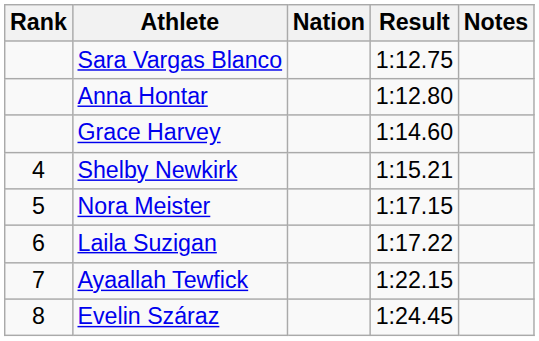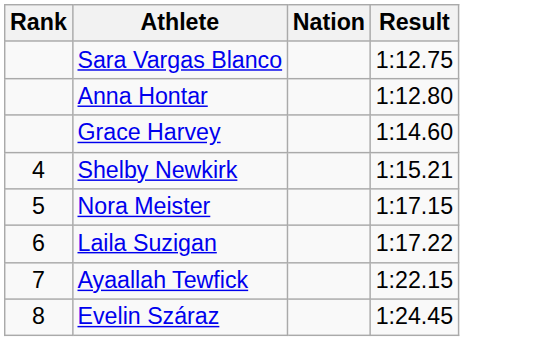- column: (496, 22)
